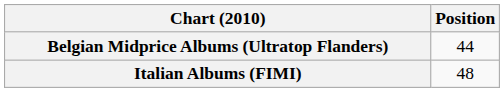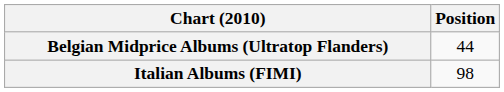(465, 73) 48 -> (465, 73) 98
